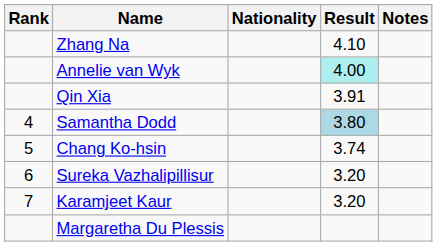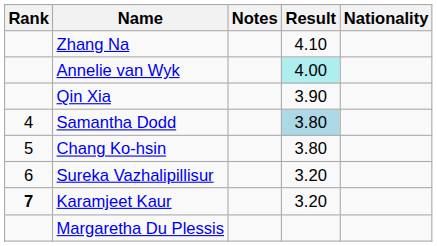columns swapped: (274, 18) <-> (405, 18)
(349, 97) 3.91 -> (311, 97) 3.90
(349, 149) 3.74 -> (311, 149) 3.80
(29, 201) normal -> (29, 201) bold
